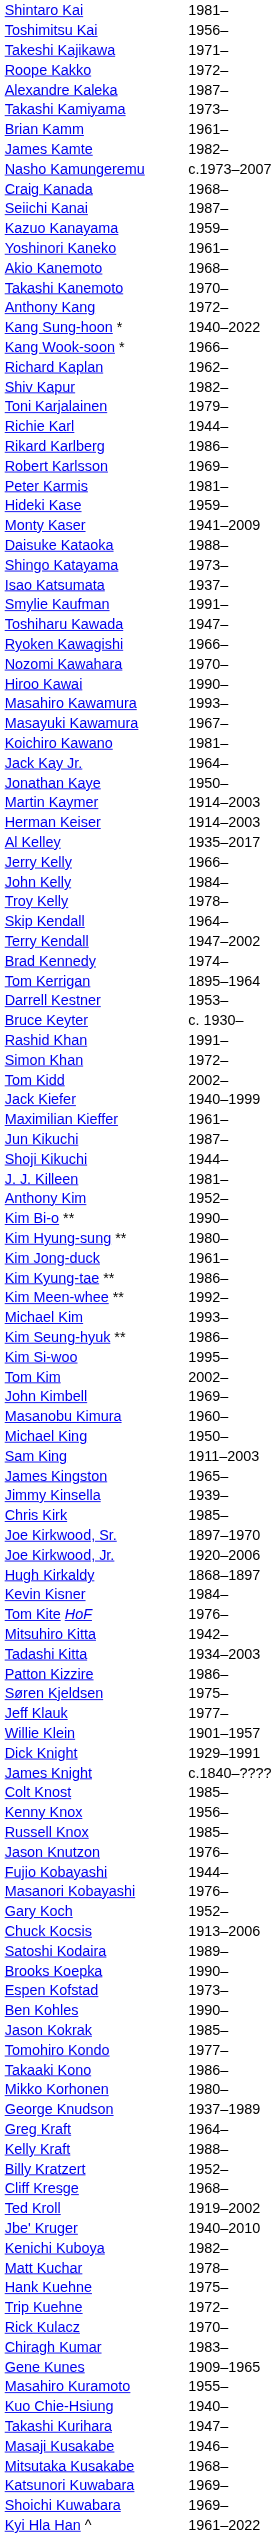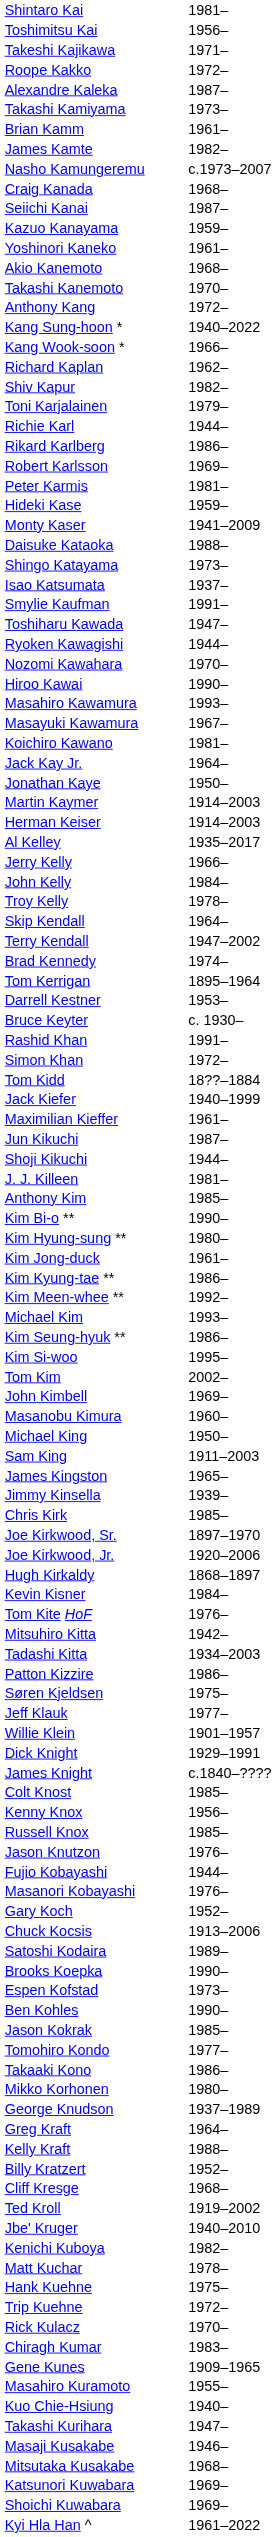(208, 644) 1966– -> (208, 644) 1944–
(208, 1080) 2002– -> (224, 1080) 18??–1884
(208, 1198) 1952– -> (208, 1198) 1985–
